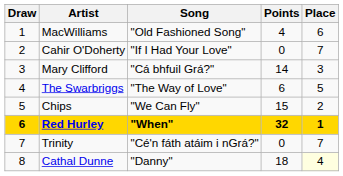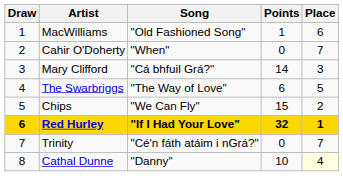(282, 32) 4 -> (282, 32) 1
(181, 50) "If I Had Your Love" -> (150, 50) "When"
(152, 124) "When" -> (185, 124) "If I Had Your Love"
(282, 161) 18 -> (282, 161) 10
